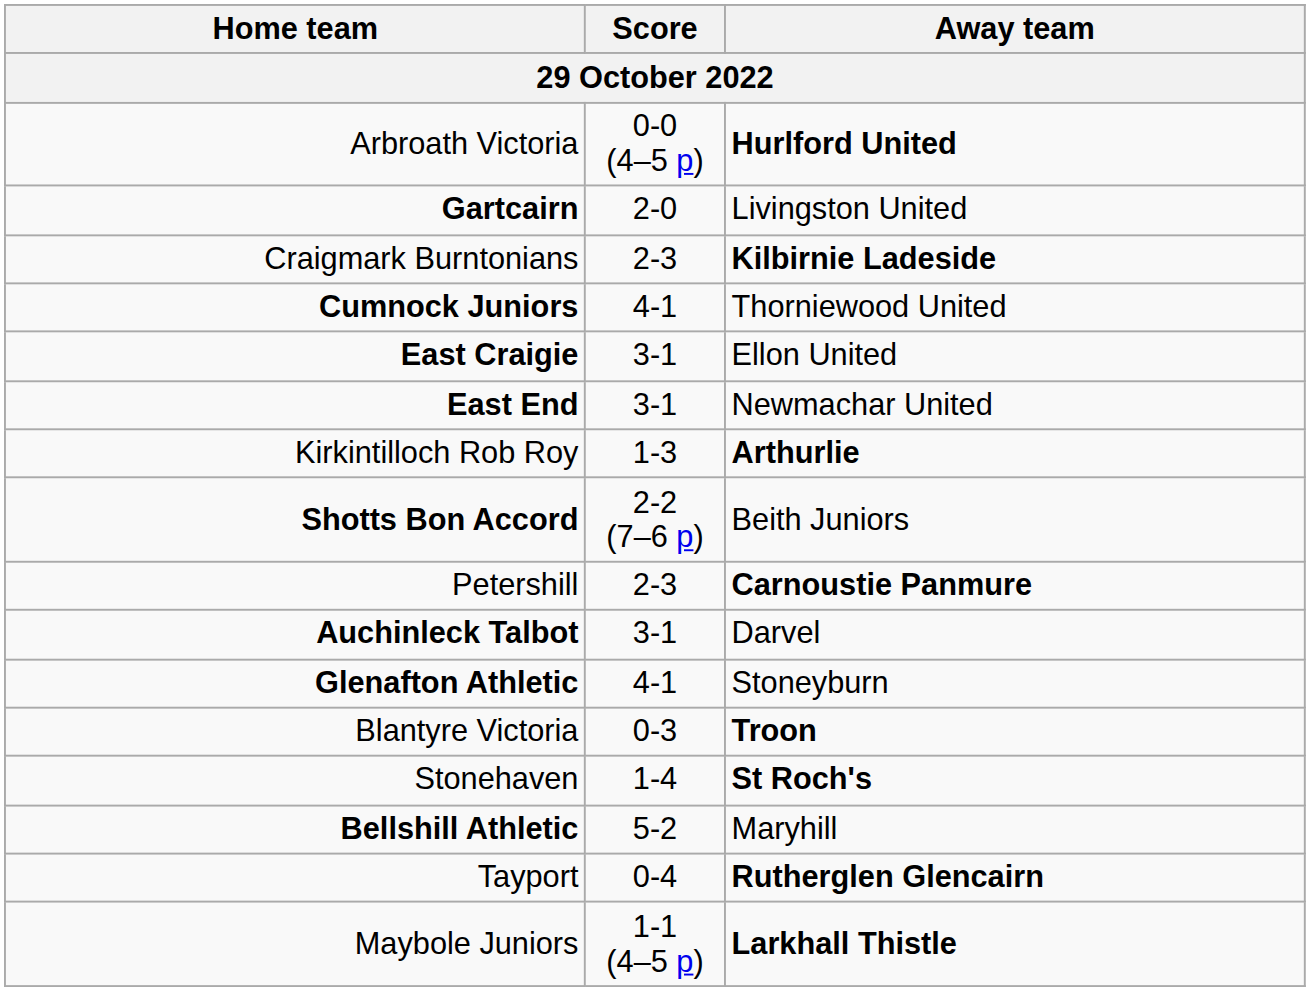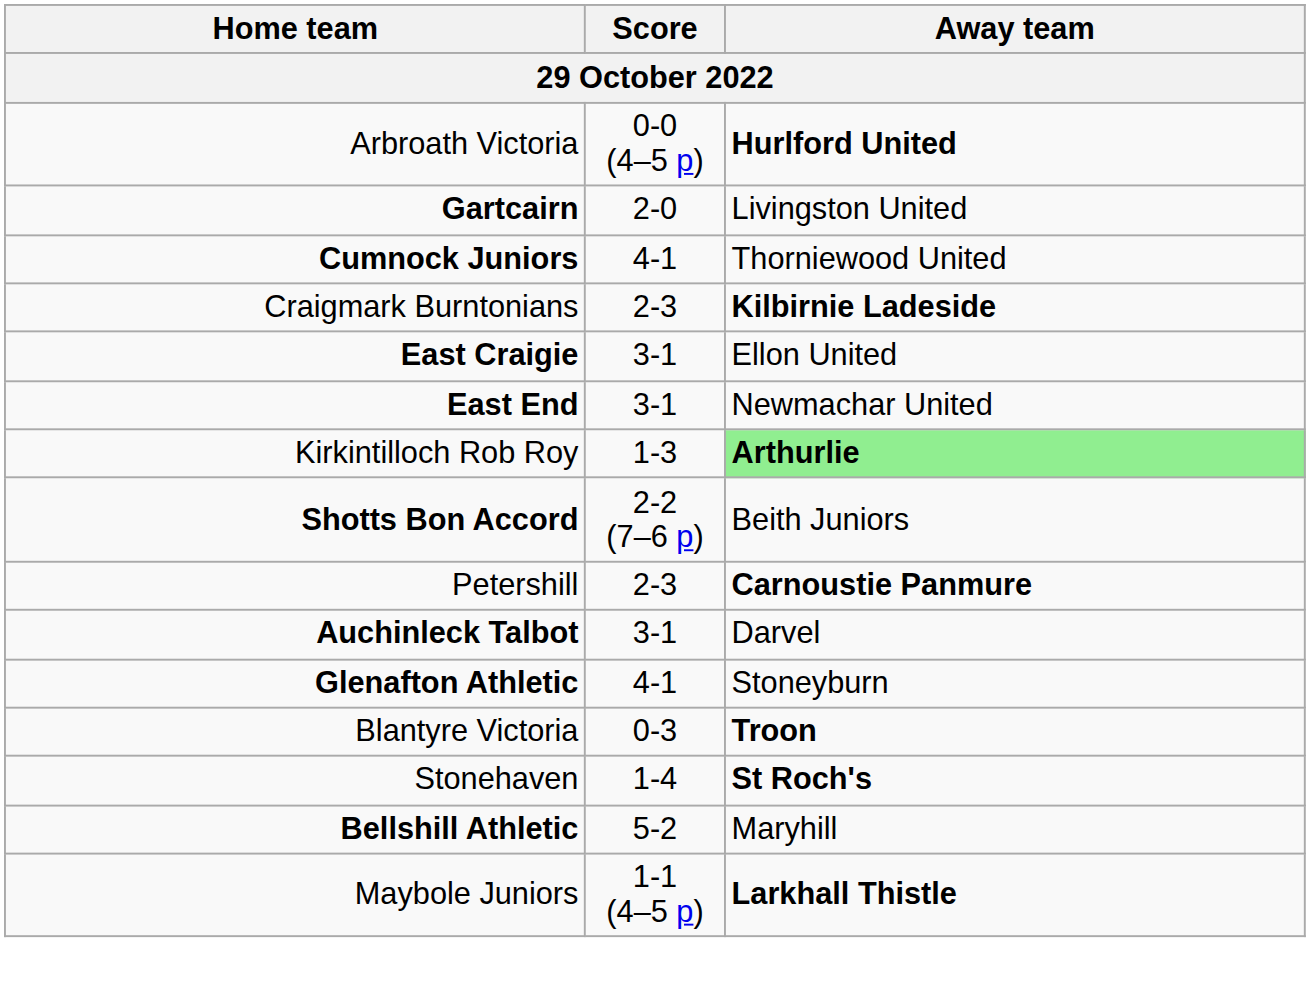rows swapped: (421, 258) <-> (449, 307)
(796, 453) no background -> (796, 453) lightgreen background
- row: (528, 877)
